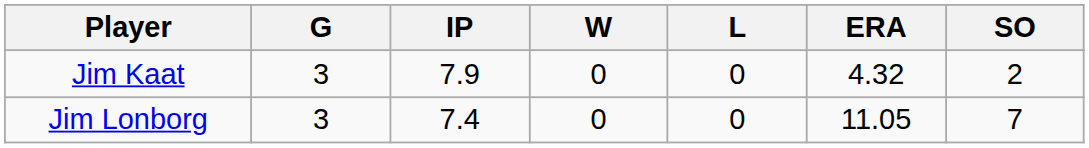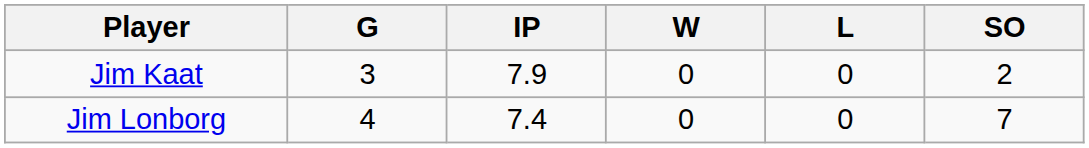- column: (876, 27)
(321, 119) 3 -> (368, 119) 4
